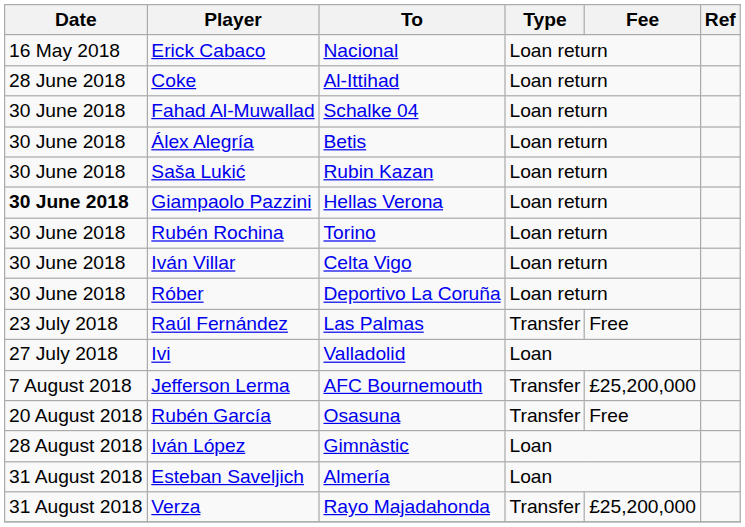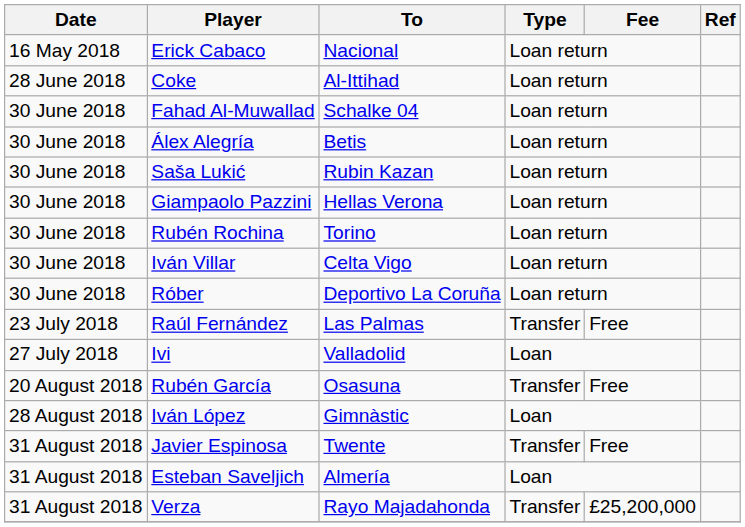(69, 202) bold -> (67, 202) normal
- row: (221, 385)
+ row: (219, 446)
